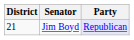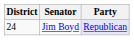(11, 27) 21 -> (11, 27) 24
